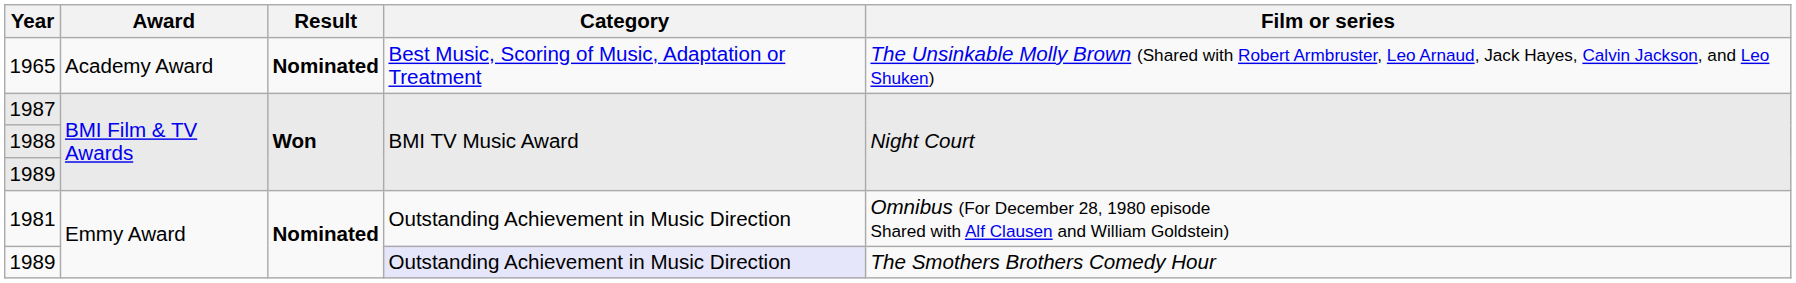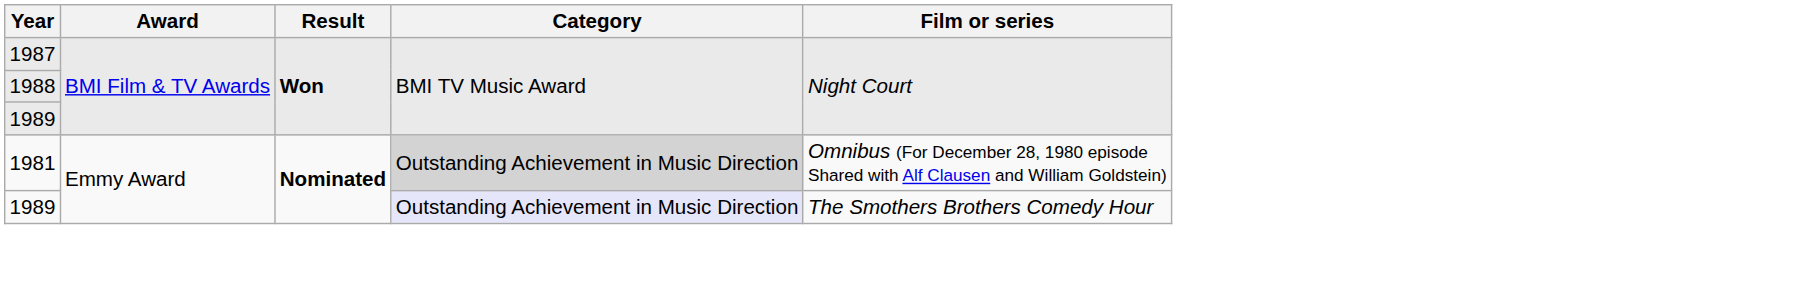- row: (32, 65)
(590, 218) no background -> (597, 163) lightgrey background
